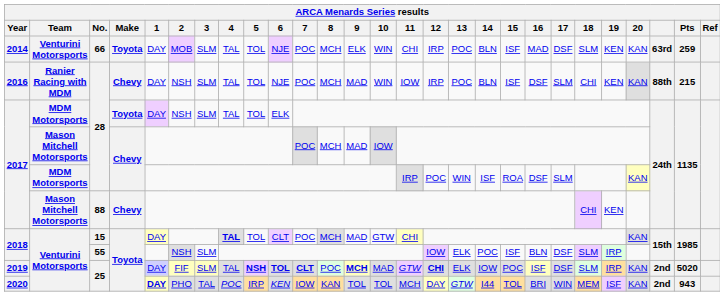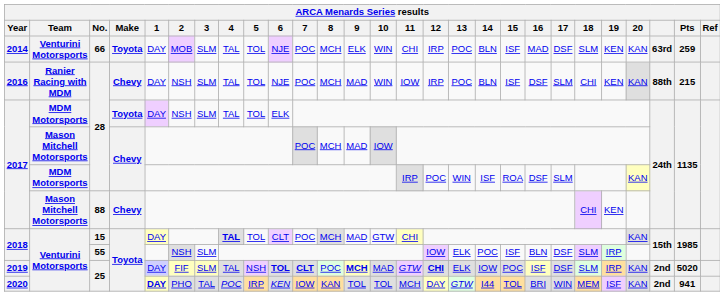(256, 268) bold -> (256, 268) normal
(687, 284) 943 -> (687, 284) 941
